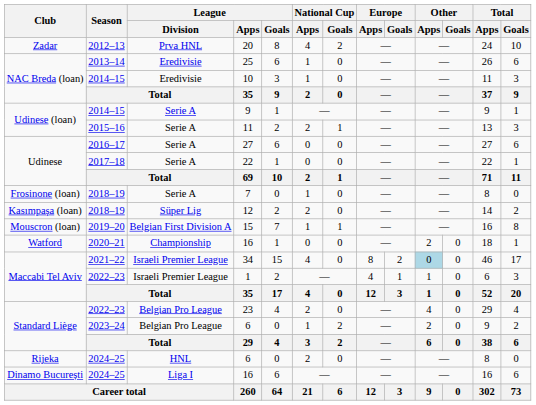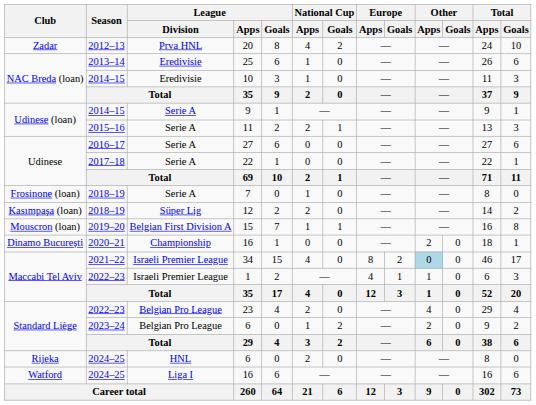(45, 243) Watford -> (45, 243) Dinamo București
(45, 375) Dinamo București -> (45, 375) Watford
